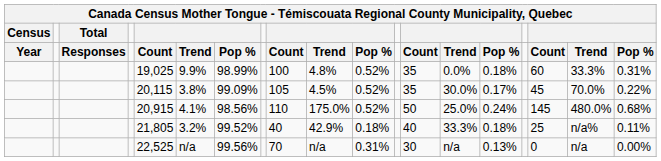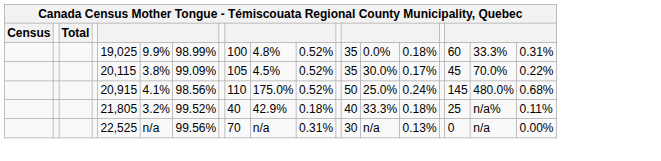- row: (29, 52)
